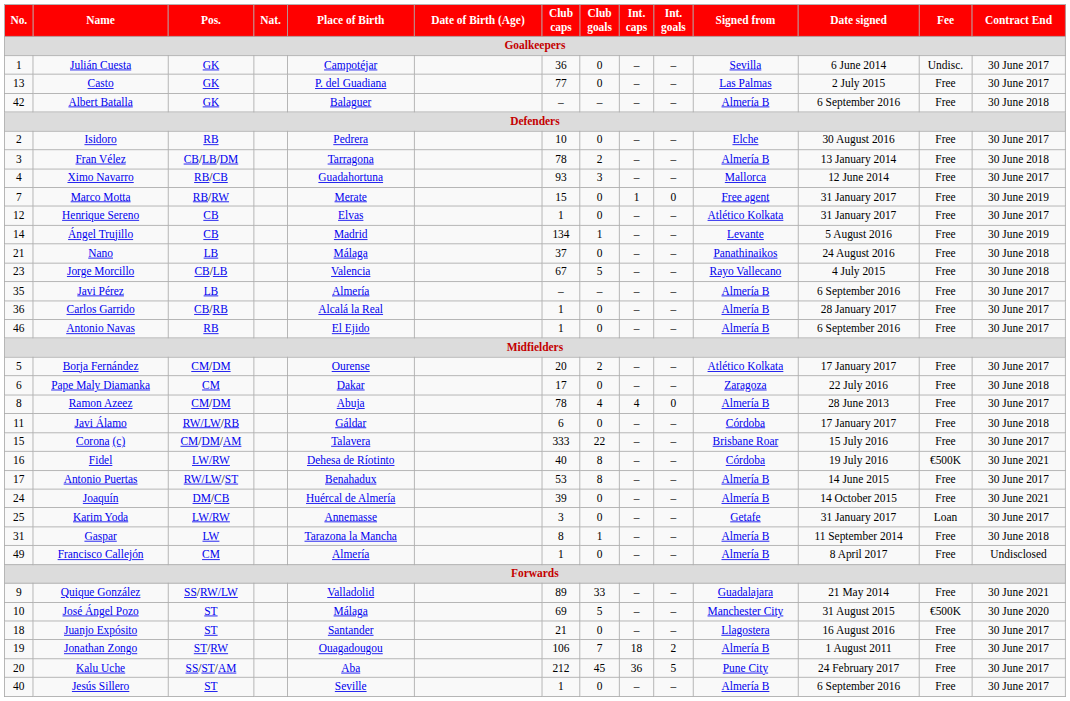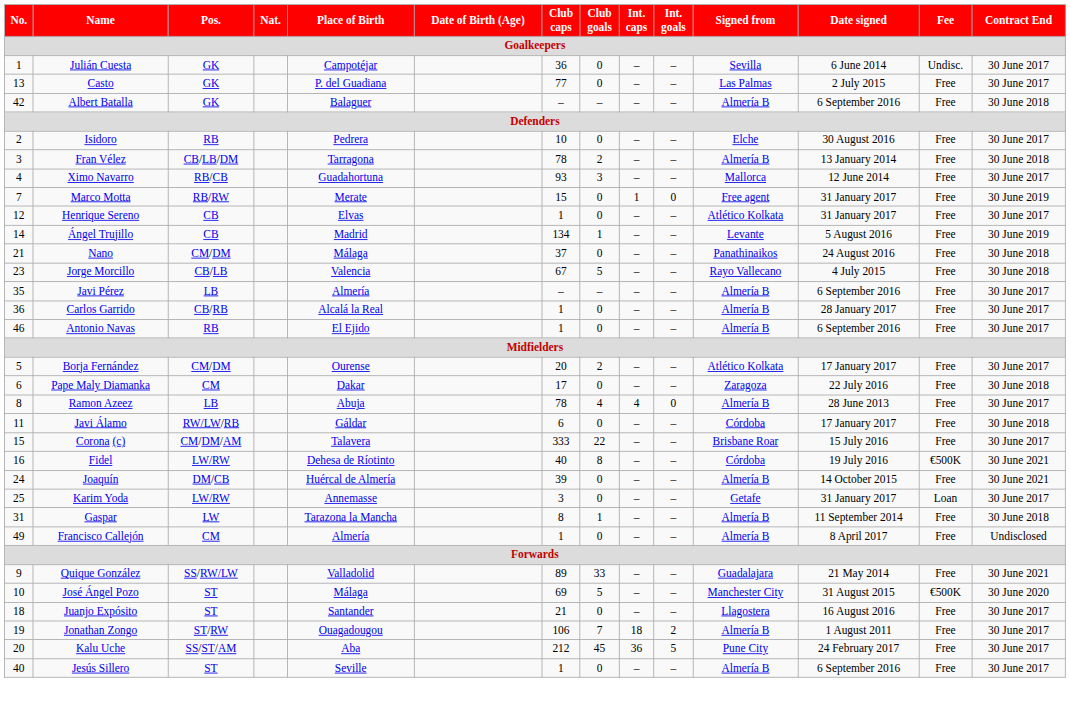(211, 253) LB -> (211, 253) CM/DM
(211, 403) CM/DM -> (211, 403) LB
- row: (101, 479)
